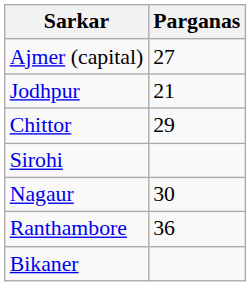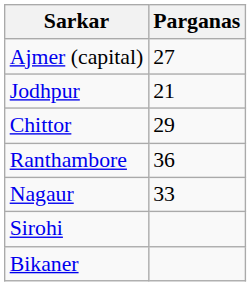rows swapped: (68, 228) <-> (36, 159)
(164, 194) 30 -> (164, 194) 33
